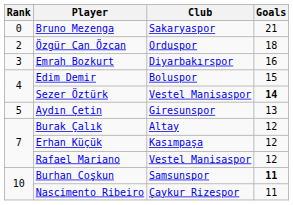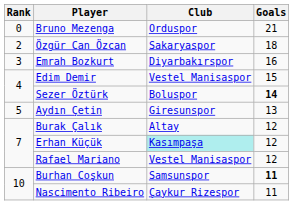(182, 29) Sakaryaspor -> (173, 29) Orduspor
(173, 45) Orduspor -> (182, 45) Sakaryaspor
(173, 78) Boluspor -> (200, 78) Vestel Manisaspor
(200, 94) Vestel Manisaspor -> (173, 94) Boluspor
(176, 143) no background -> (176, 143) paleturquoise background
